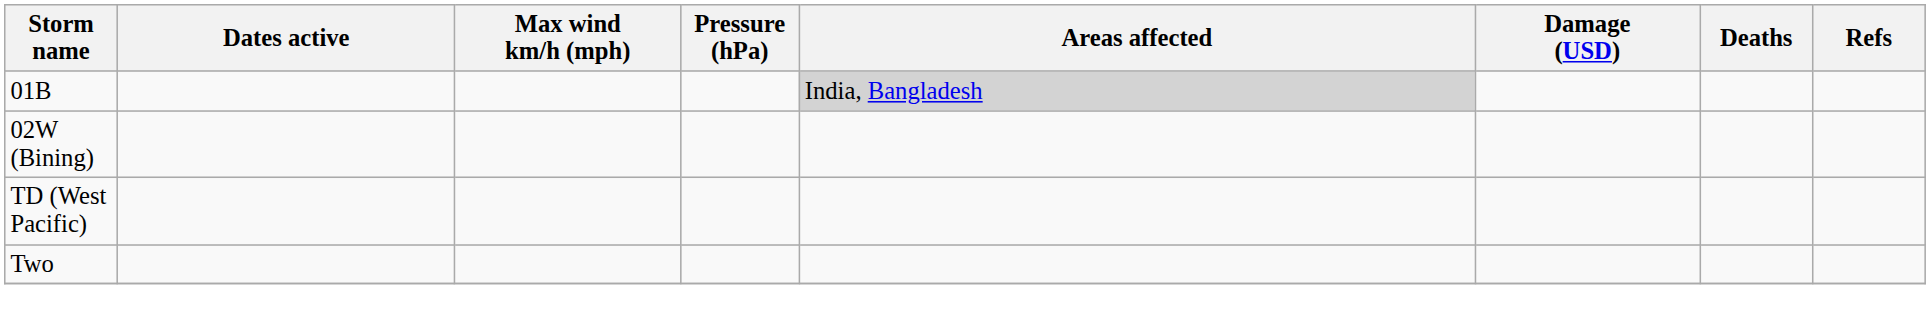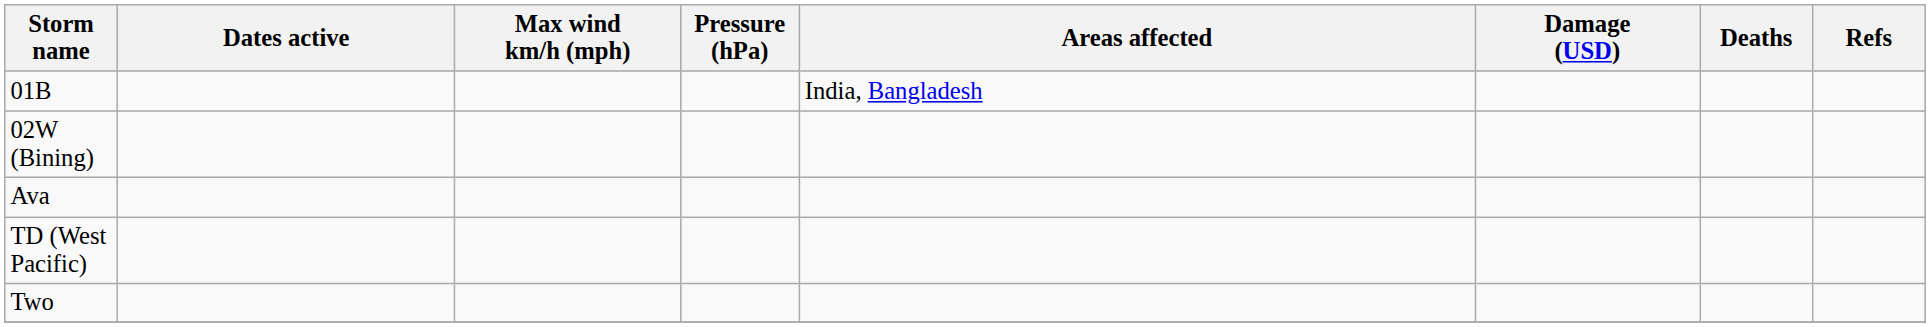(894, 90) lightgrey background -> (894, 90) no background
+ row: (30, 196)
